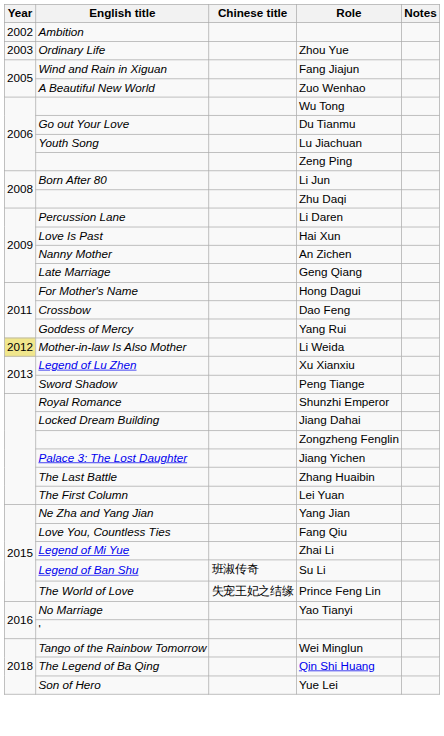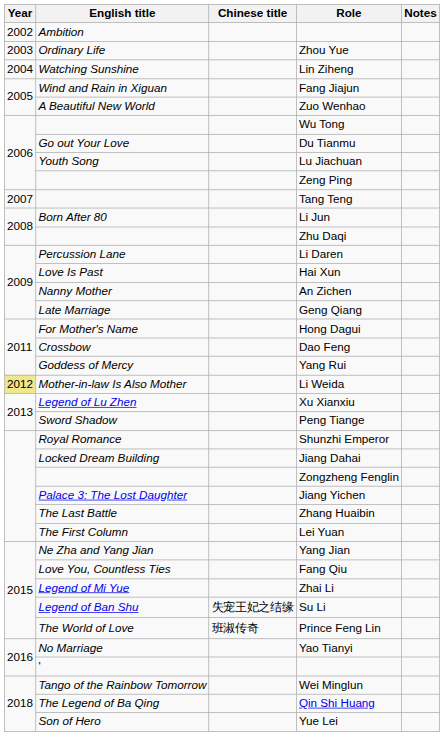+ row: (89, 69)
+ row: (122, 199)
(235, 570) 班淑传奇 -> (253, 607) 失宠王妃之结缘
(253, 590) 失宠王妃之结缘 -> (235, 627) 班淑传奇
